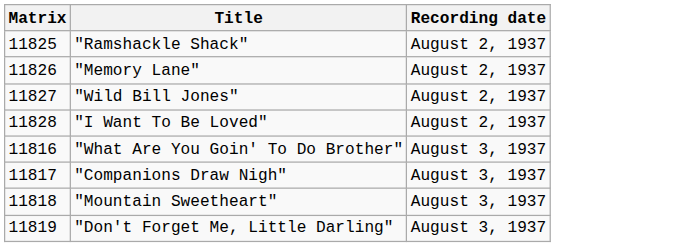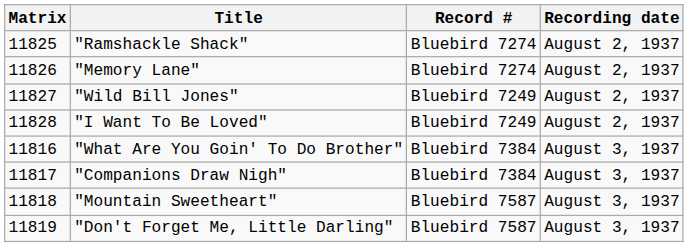+ column: (474, 18)
